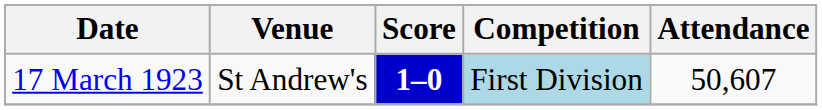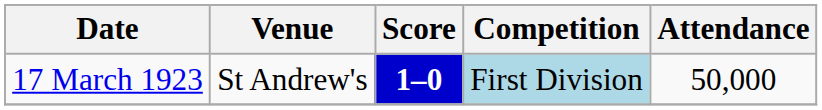(733, 78) 50,607 -> (733, 78) 50,000
